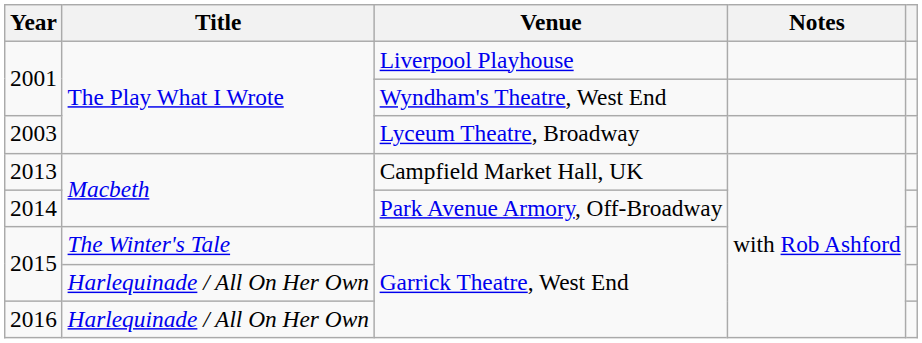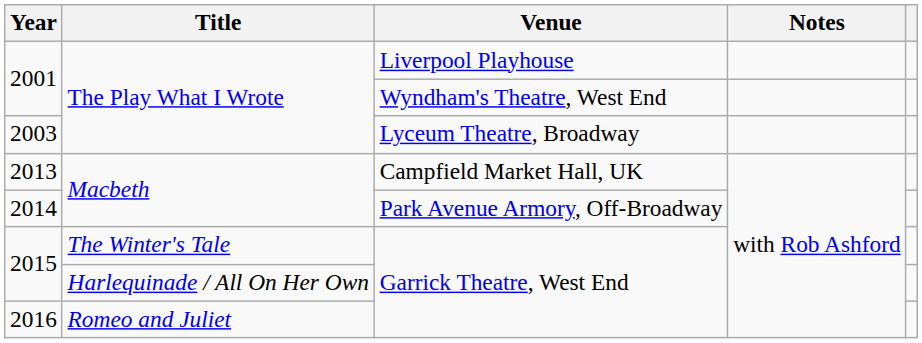(218, 319) Harlequinade / All On Her Own -> (149, 319) Romeo and Juliet
